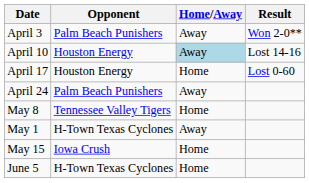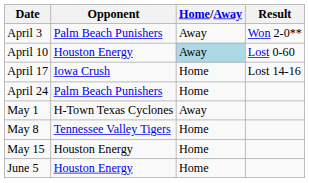(274, 52) Lost 14-16 -> (271, 52) Lost 0-60
(93, 71) Houston Energy -> (82, 71) Iowa Crush
(271, 71) Lost 0-60 -> (274, 71) Lost 14-16
(193, 91) Away -> (194, 91) Home
rows swapped: (23, 129) <-> (23, 110)
(82, 149) Iowa Crush -> (93, 149) Houston Energy
(113, 168) H-Town Texas Cyclones -> (93, 168) Houston Energy
